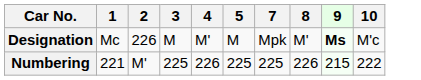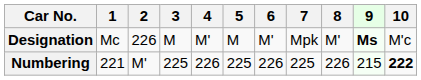+ column: (271, 16)
(369, 63) normal -> (401, 63) bold
